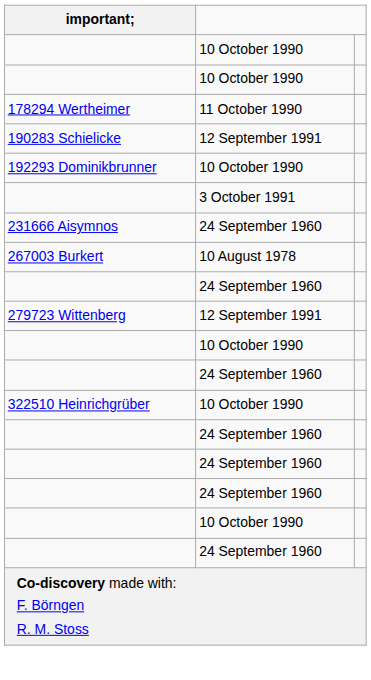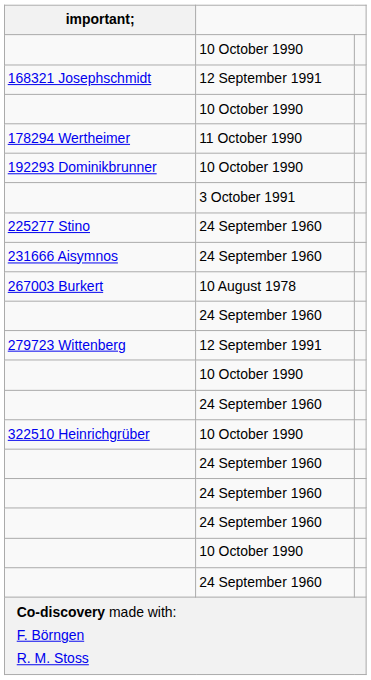+ row: (80, 79)
- row: (64, 138)
+ row: (49, 227)
